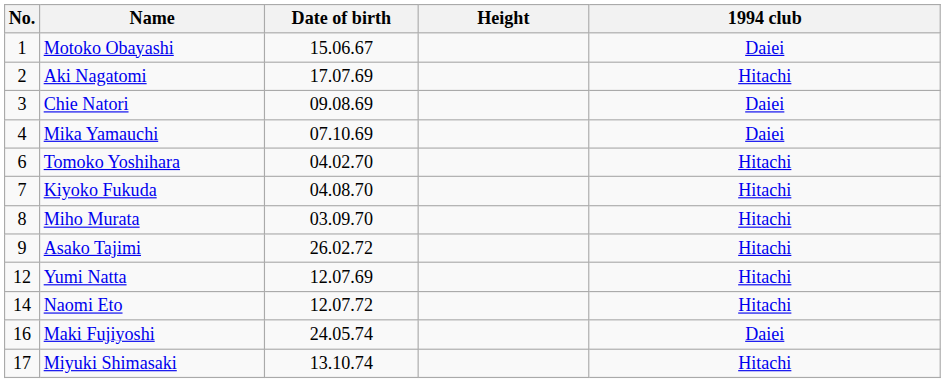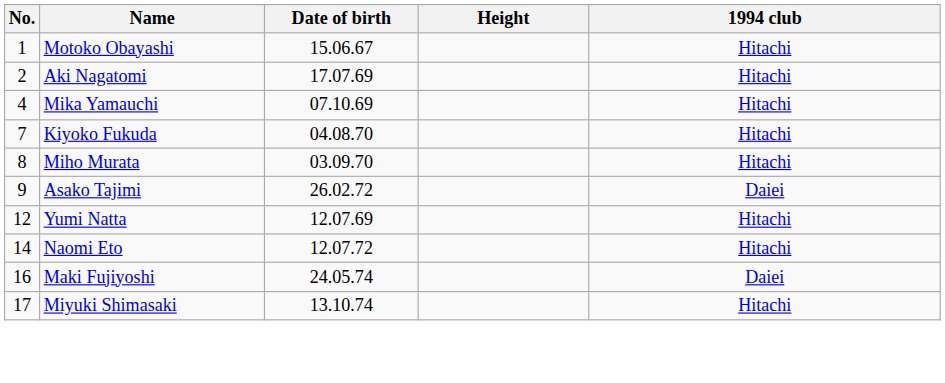(765, 47) Daiei -> (765, 47) Hitachi
- row: (86, 104)
(765, 133) Daiei -> (765, 104) Hitachi
- row: (112, 162)
(765, 248) Hitachi -> (765, 190) Daiei
